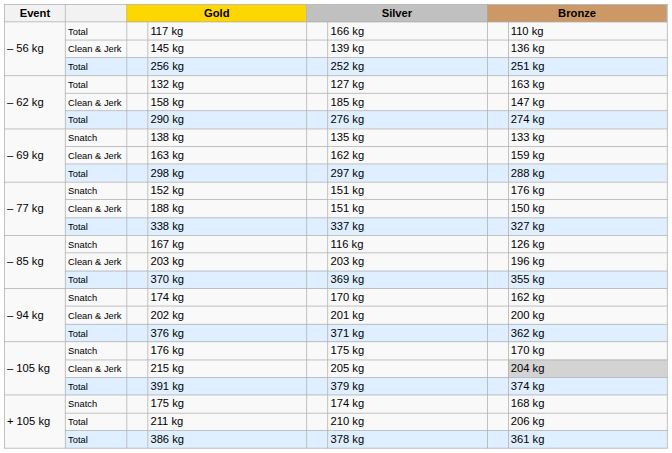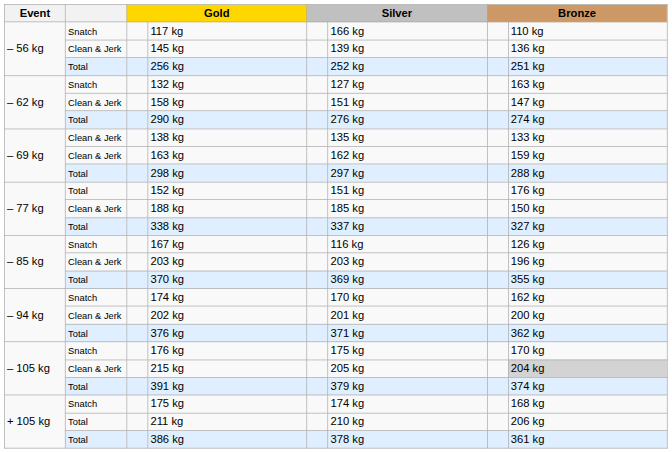(78, 31) Total -> (83, 31) Snatch
(78, 85) Total -> (83, 85) Snatch
(347, 102) 185 kg -> (347, 102) 151 kg
(83, 138) Snatch -> (95, 138) Clean & Jerk
(83, 191) Snatch -> (78, 191) Total
(347, 208) 151 kg -> (347, 208) 185 kg
